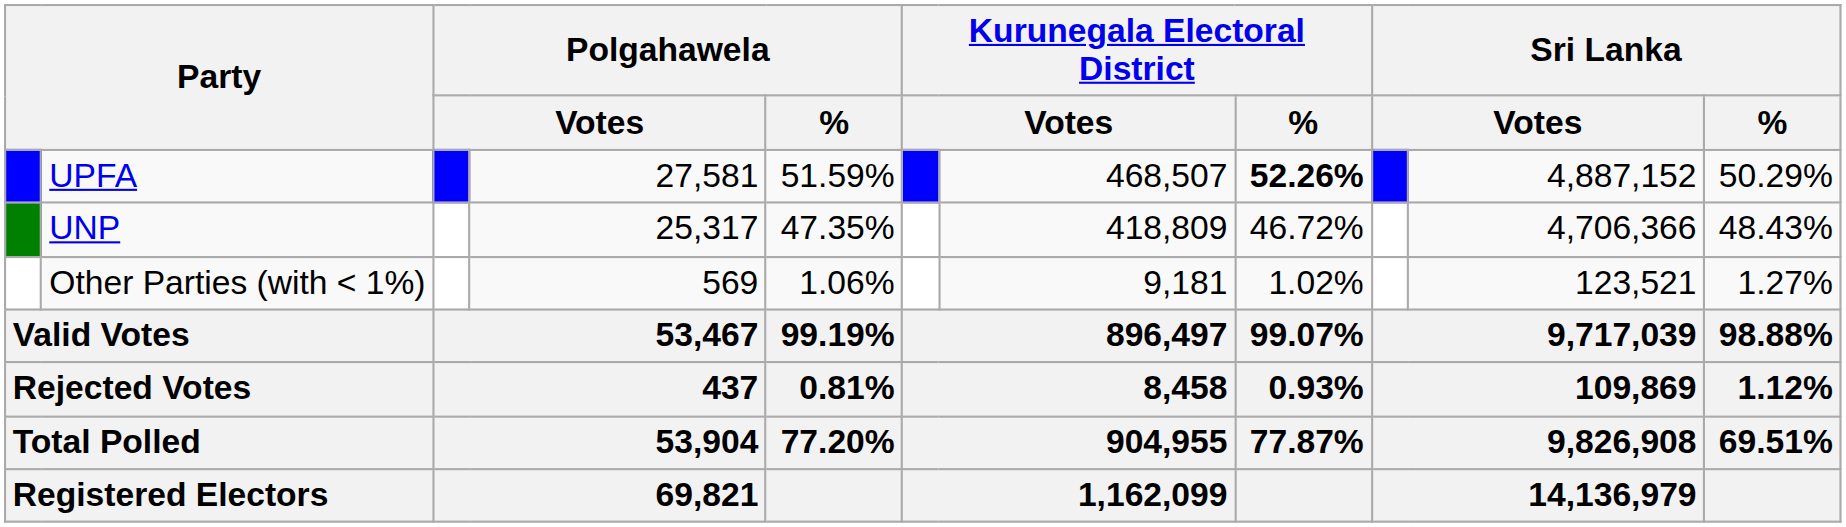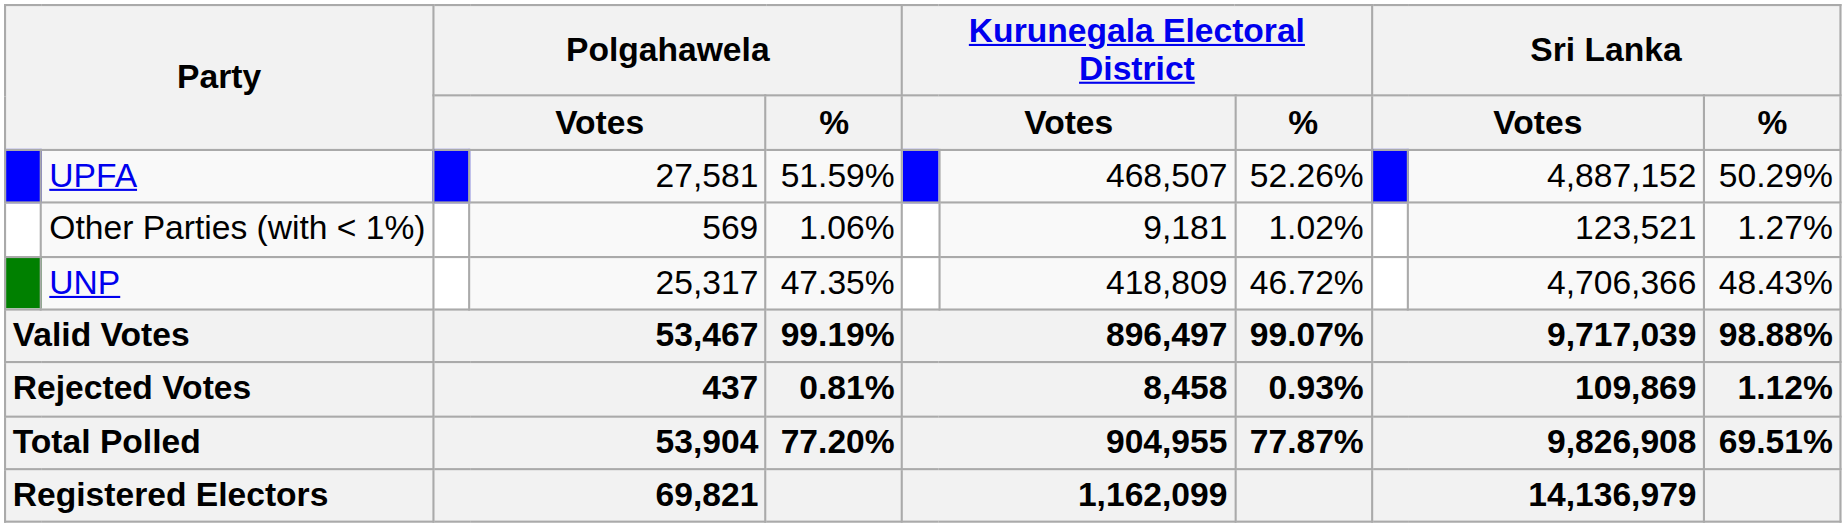(1307, 175) bold -> (1307, 175) normal
rows swapped: (85, 228) <-> (237, 282)
